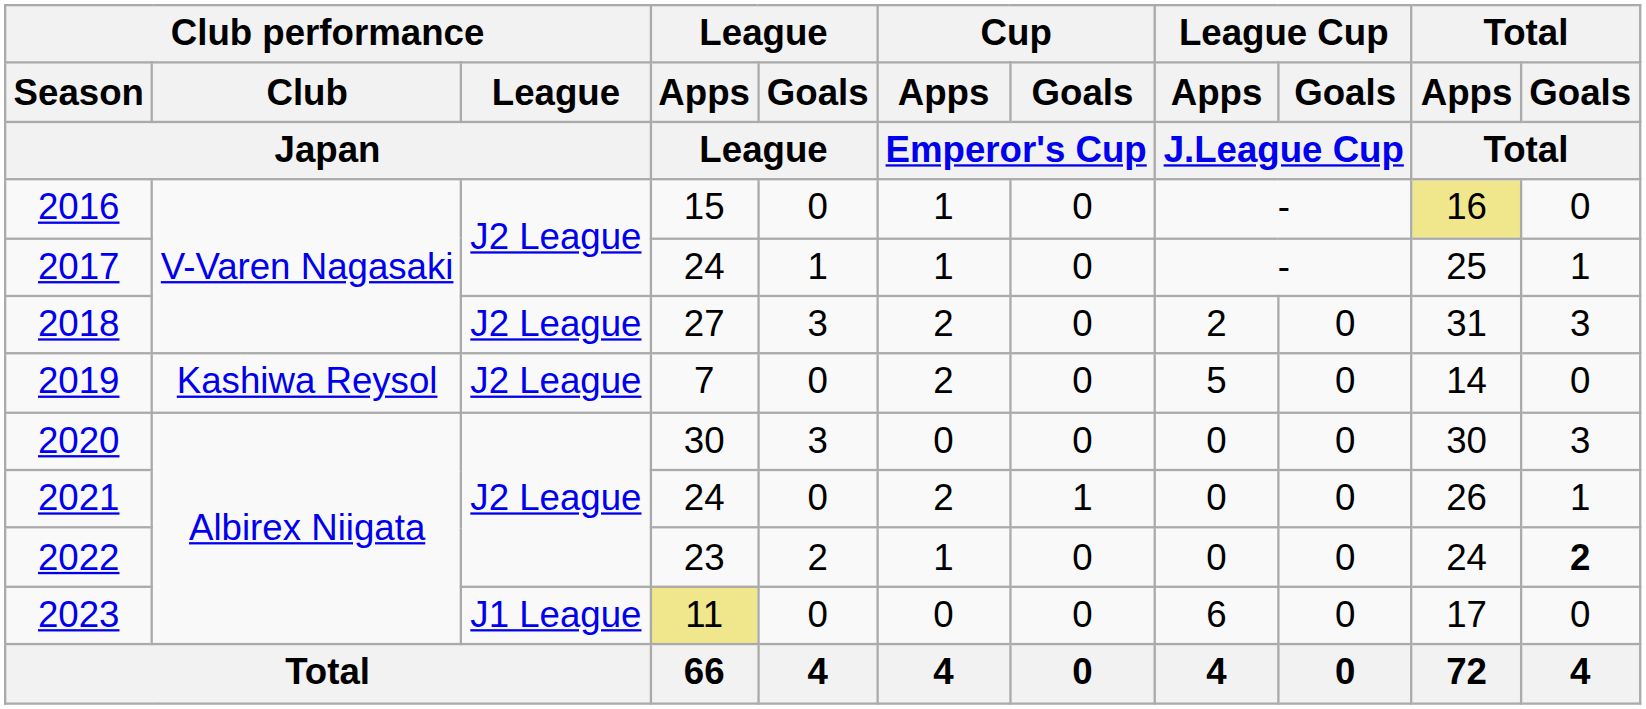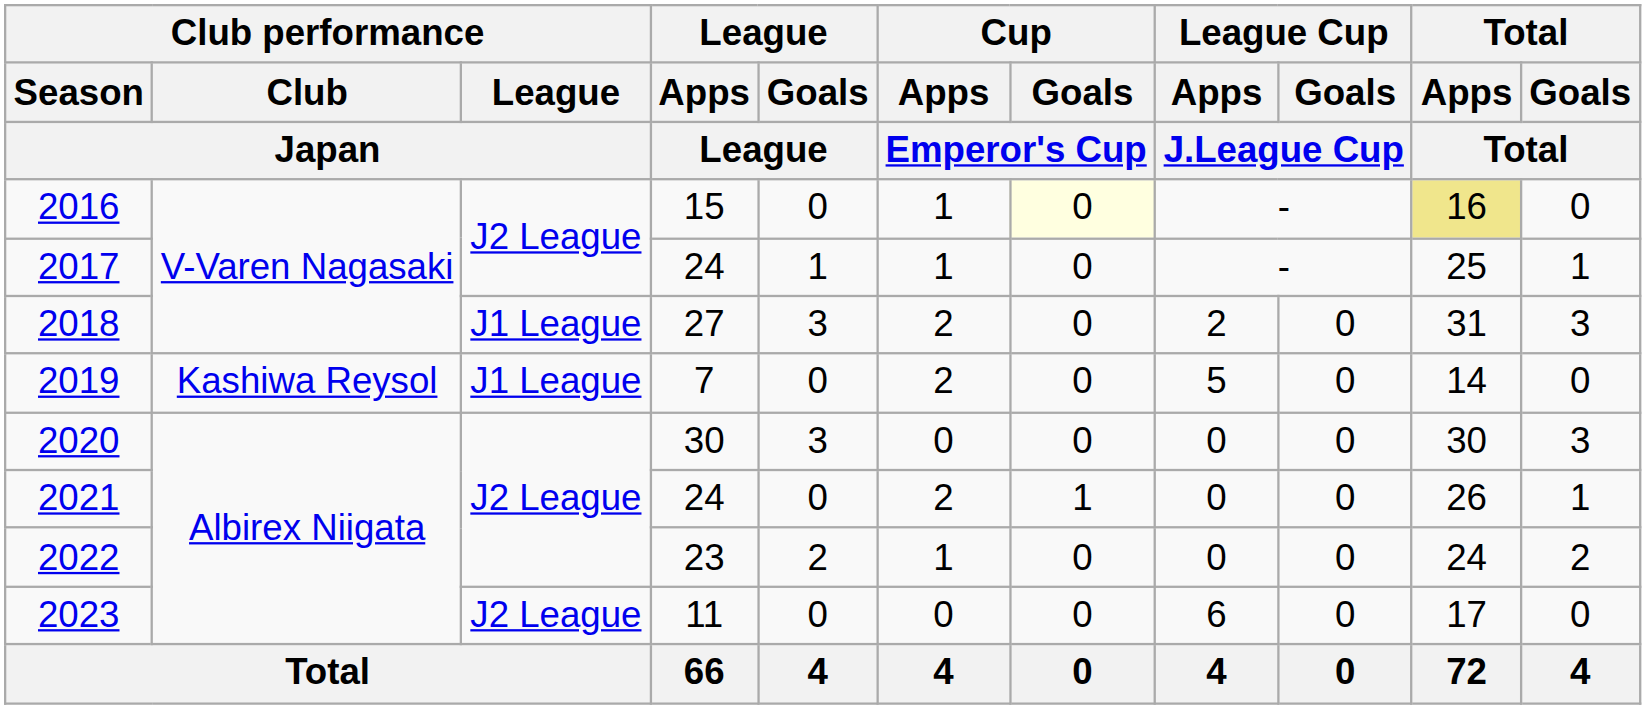(1083, 207) no background -> (1083, 207) lightyellow background
(556, 324) J2 League -> (556, 324) J1 League
(556, 382) J2 League -> (556, 382) J1 League
(1580, 556) bold -> (1580, 556) normal
(556, 614) J1 League -> (556, 614) J2 League
(704, 614) khaki background -> (704, 614) no background
